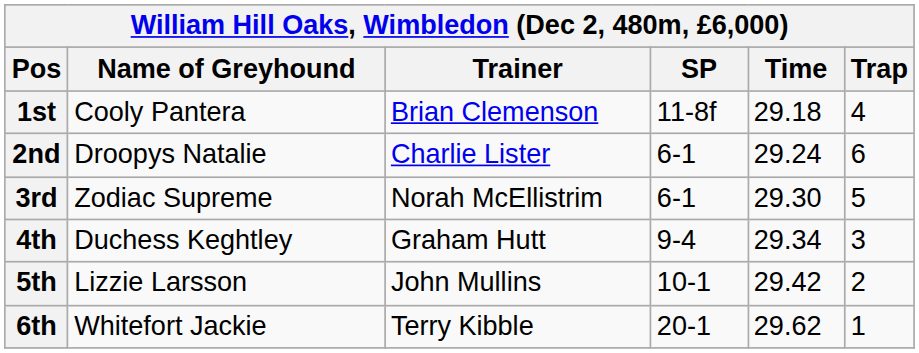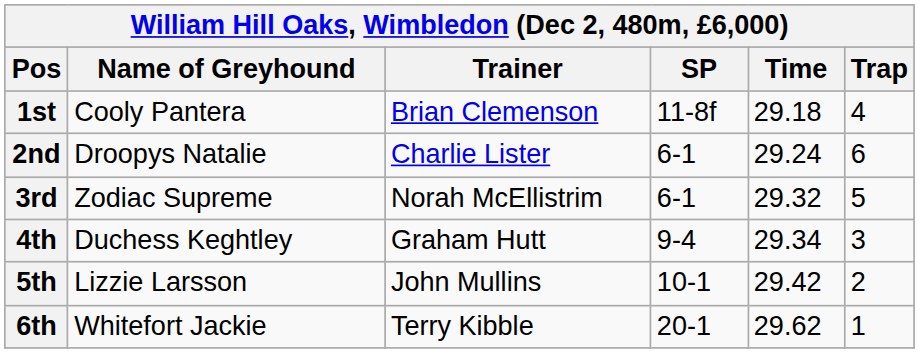(788, 197) 29.30 -> (788, 197) 29.32
